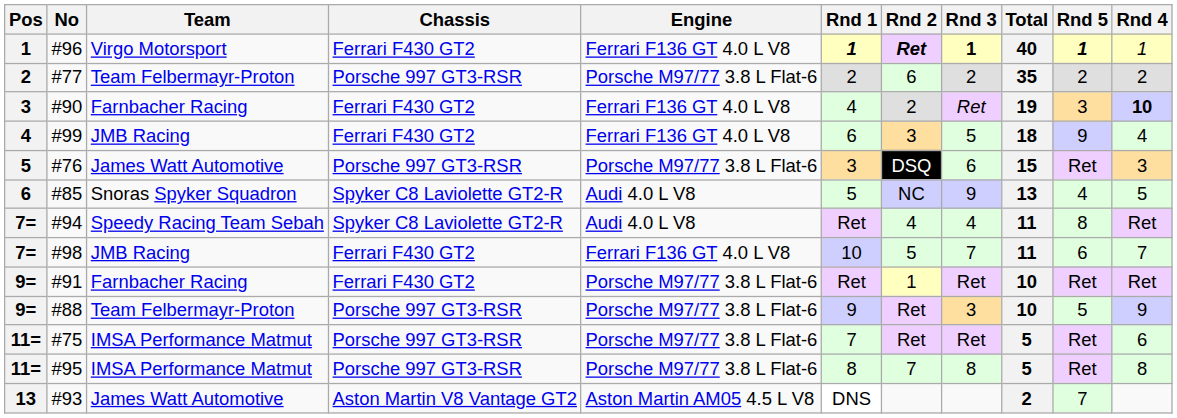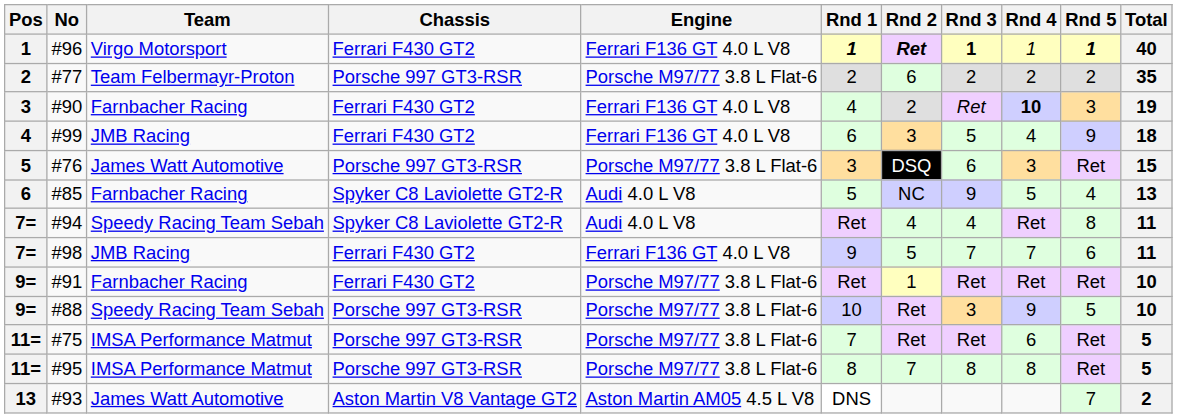columns swapped: (1142, 20) <-> (1027, 20)
(194, 194) Snoras Spyker Squadron -> (169, 194) Farnbacher Racing
(852, 253) 10 -> (852, 253) 9
(193, 311) Team Felbermayr-Proton -> (207, 311) Speedy Racing Team Sebah
(852, 311) 9 -> (852, 311) 10
